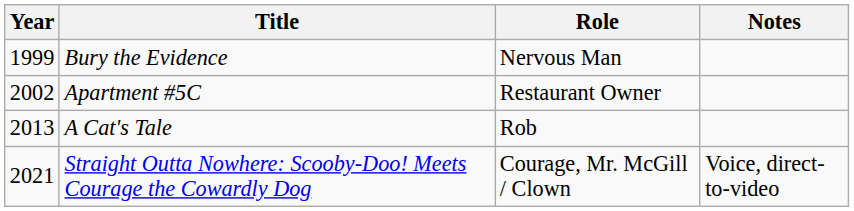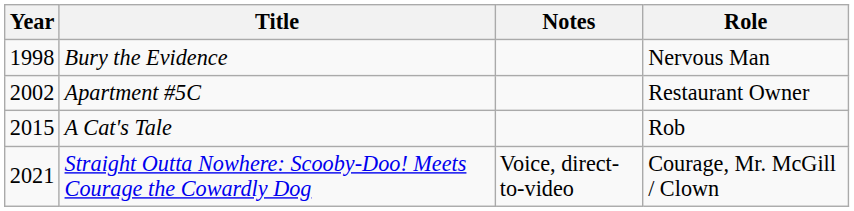columns swapped: (597, 22) <-> (774, 22)
(32, 57) 1999 -> (32, 57) 1998
(32, 127) 2013 -> (32, 127) 2015
